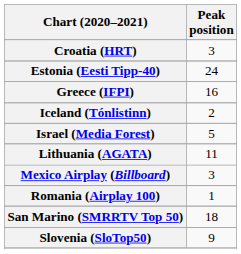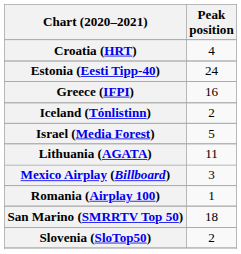(211, 50) 3 -> (211, 50) 4
(211, 237) 9 -> (211, 237) 2
